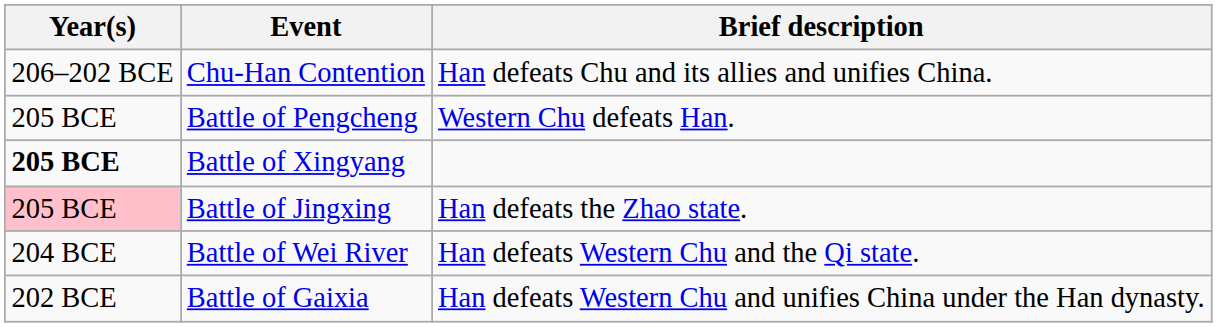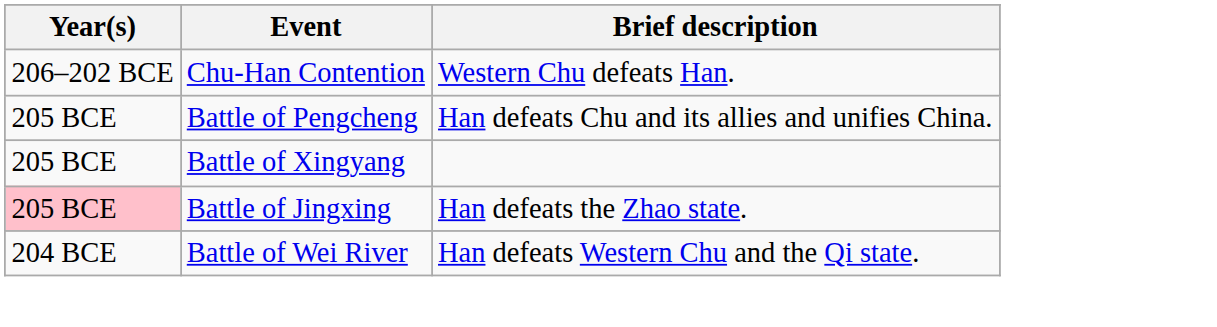(715, 72) Han defeats Chu and its allies and unifies China. -> (586, 72) Western Chu defeats Han.
(586, 117) Western Chu defeats Han. -> (715, 117) Han defeats Chu and its allies and unifies China.
(66, 162) bold -> (64, 162) normal
- row: (278, 298)
